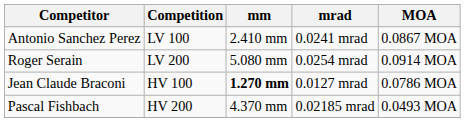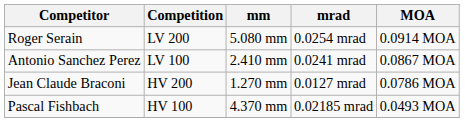rows swapped: (74, 38) <-> (45, 60)
(170, 83) HV 100 -> (170, 83) HV 200
(259, 83) bold -> (259, 83) normal
(170, 106) HV 200 -> (170, 106) HV 100
